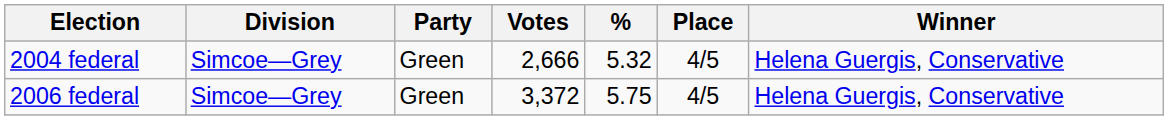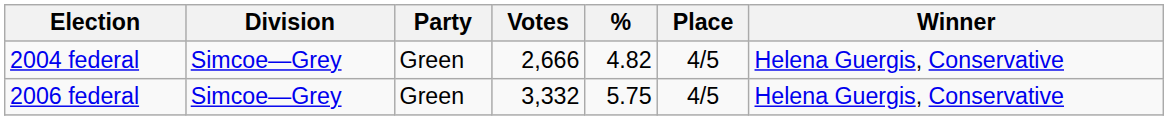(629, 59) 5.32 -> (629, 59) 4.82
(550, 96) 3,372 -> (550, 96) 3,332
